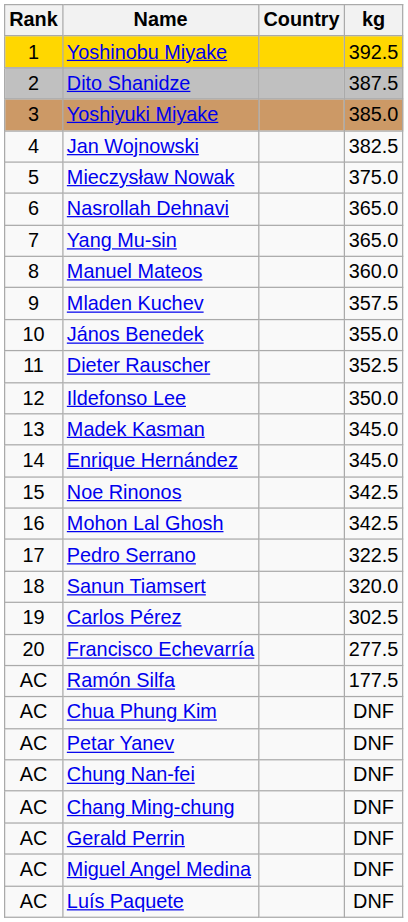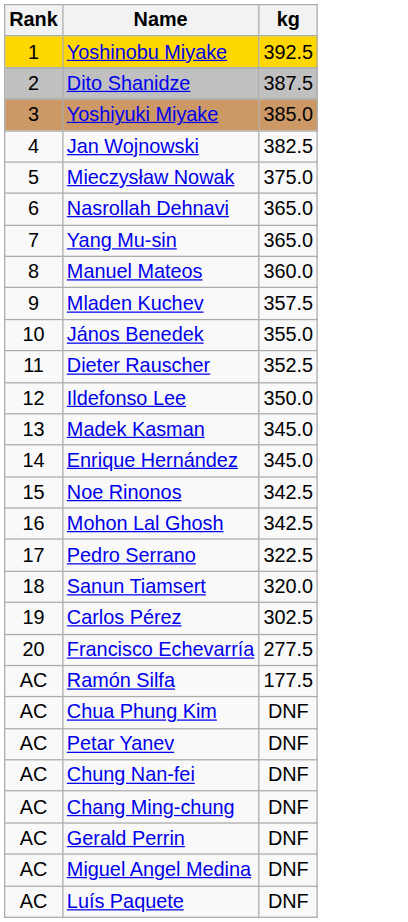- column: (301, 20)
